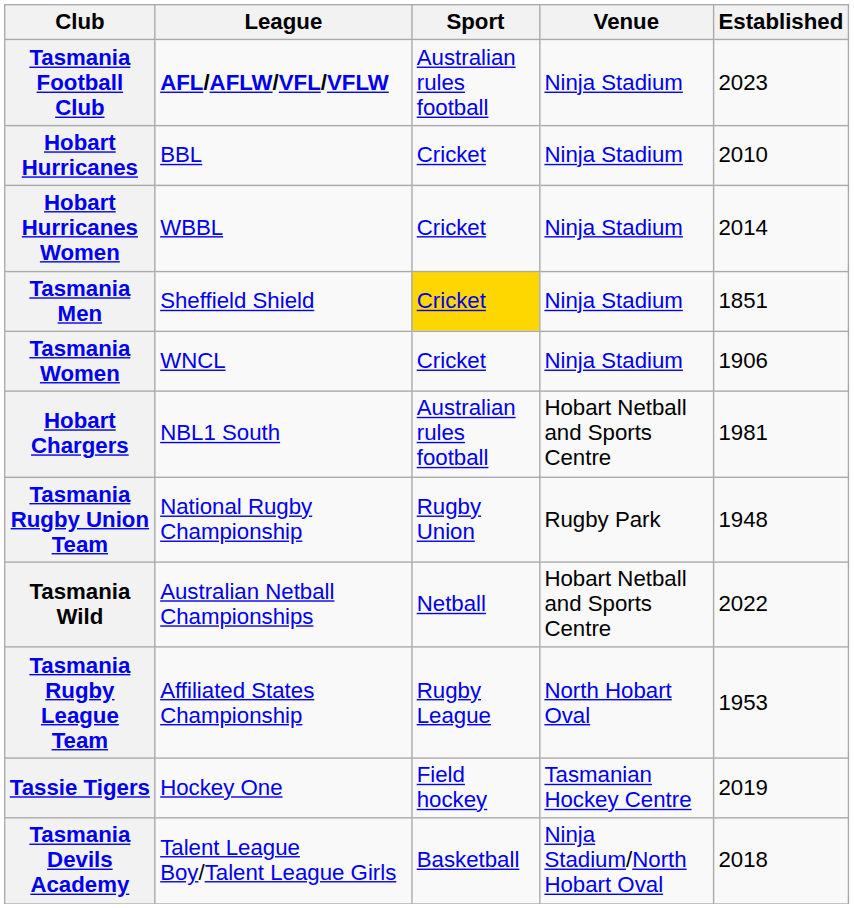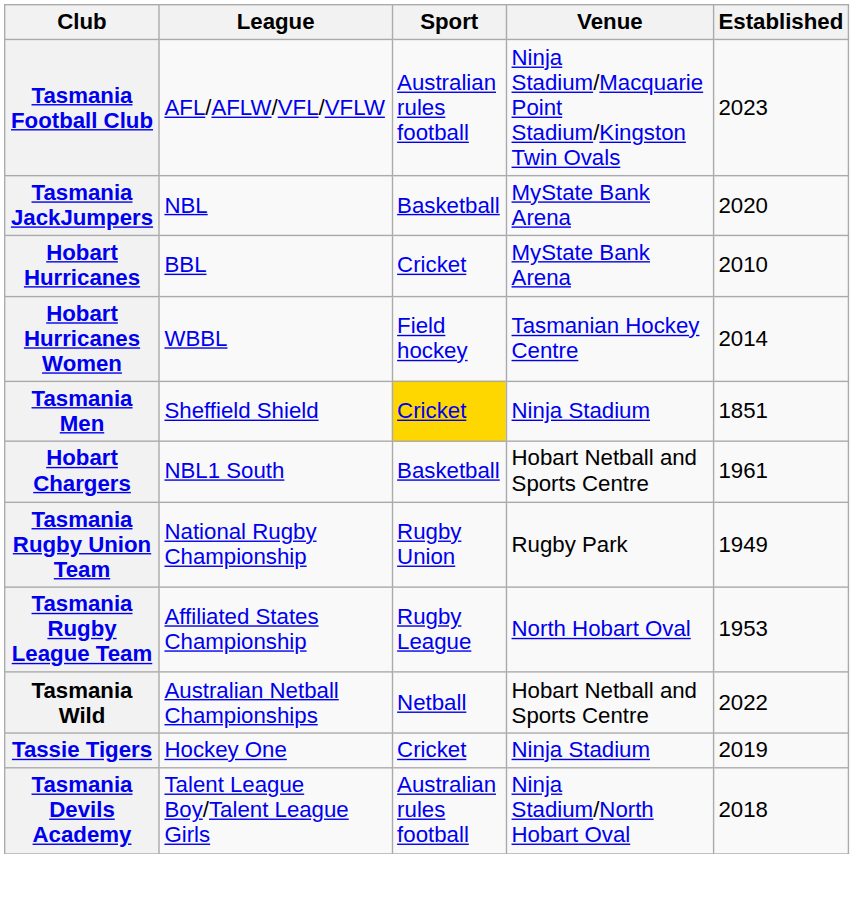(274, 82) bold -> (275, 107) normal
(614, 82) Ninja Stadium -> (607, 107) Ninja Stadium/Macquarie Point Stadium/Kingston Twin Ovals
+ row: (82, 205)
(614, 155) Ninja Stadium -> (581, 265) MyState Bank Arena
(451, 228) Cricket -> (432, 338) Field hockey
(614, 228) Ninja Stadium -> (605, 338) Tasmanian Hockey Centre
- row: (80, 361)
(466, 433) Australian rules football -> (448, 471) Basketball
(743, 433) 1981 -> (743, 471) 1961
(743, 519) 1948 -> (743, 544) 1949
rows swapped: (80, 702) <-> (80, 604)
(452, 787) Field hockey -> (432, 750) Cricket
(618, 787) Tasmanian Hockey Centre -> (581, 750) Ninja Stadium
(468, 860) Basketball -> (447, 810) Australian rules football
